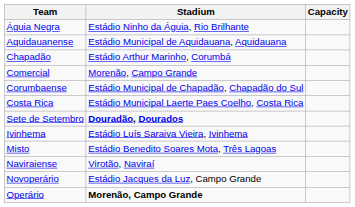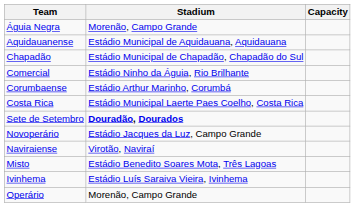(169, 27) Estádio Ninho da Águia, Rio Brilhante -> (143, 27) Morenão, Campo Grande
(160, 57) Estádio Arthur Marinho, Corumbá -> (196, 57) Estádio Municipal de Chapadão, Chapadão do Sul
(143, 73) Morenão, Campo Grande -> (169, 73) Estádio Ninho da Águia, Rio Brilhante
(196, 88) Estádio Municipal de Chapadão, Chapadão do Sul -> (160, 88) Estádio Arthur Marinho, Corumbá
rows swapped: (26, 133) <-> (33, 179)
rows swapped: (18, 149) <-> (32, 164)
(145, 194) bold -> (143, 194) normal
